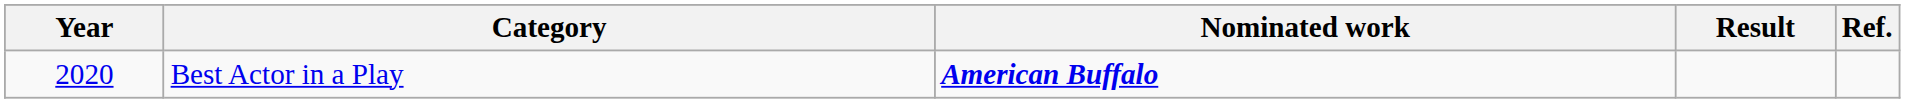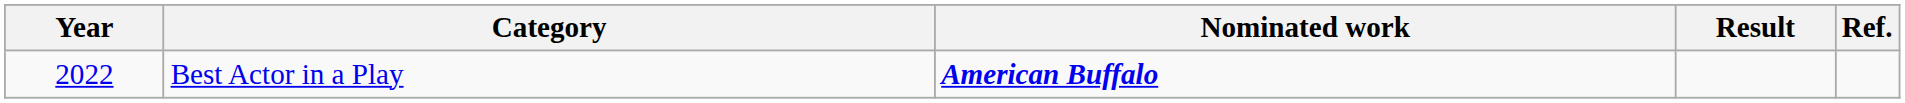(84, 73) 2020 -> (84, 73) 2022
